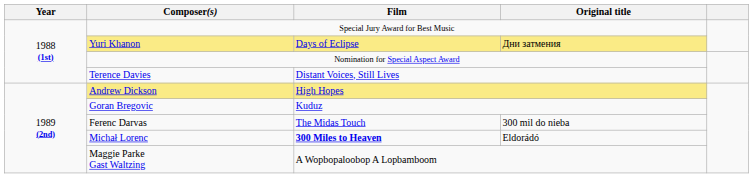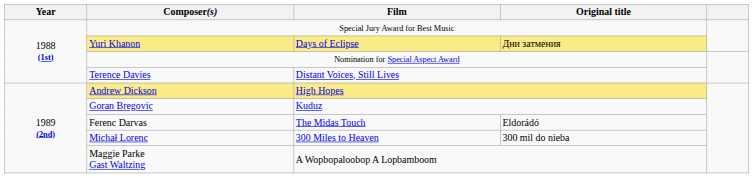(536, 122) 300 mil do nieba -> (521, 122) Eldorádó
(339, 138) bold -> (337, 138) normal
(521, 138) Eldorádó -> (536, 138) 300 mil do nieba
